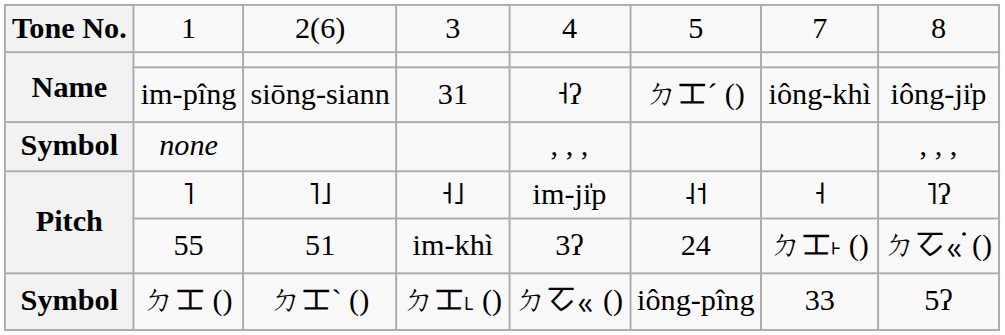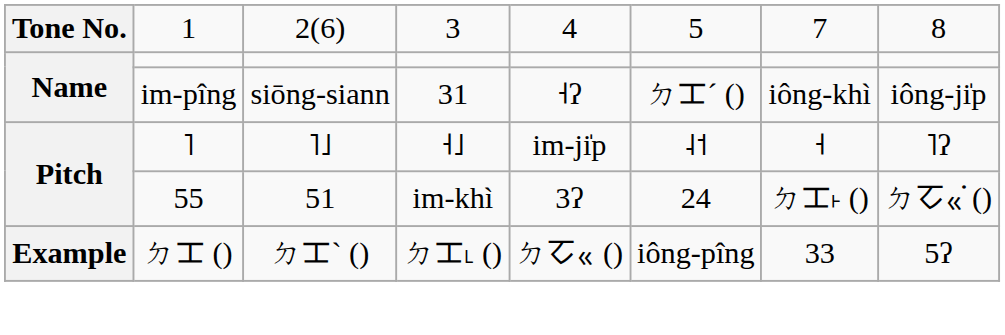- row: (189, 145)
(69, 301) Symbol -> (69, 253) Example
